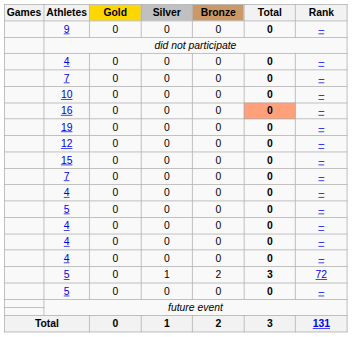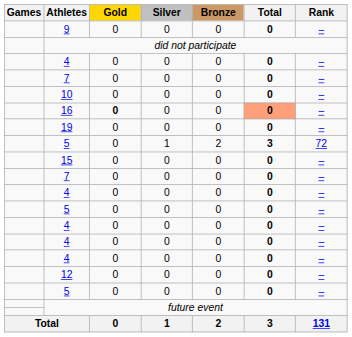(115, 111) normal -> (115, 111) bold
rows swapped: (67, 144) <-> (67, 275)
